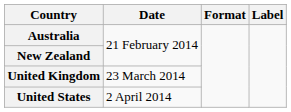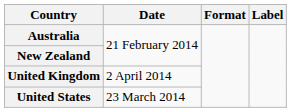(146, 76) 23 March 2014 -> (139, 76) 2 April 2014
(139, 96) 2 April 2014 -> (146, 96) 23 March 2014
